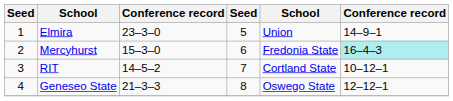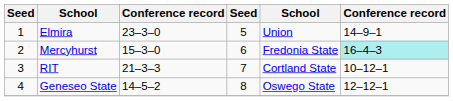(141, 68) 14–5–2 -> (141, 68) 21–3–3
(141, 86) 21–3–3 -> (141, 86) 14–5–2
